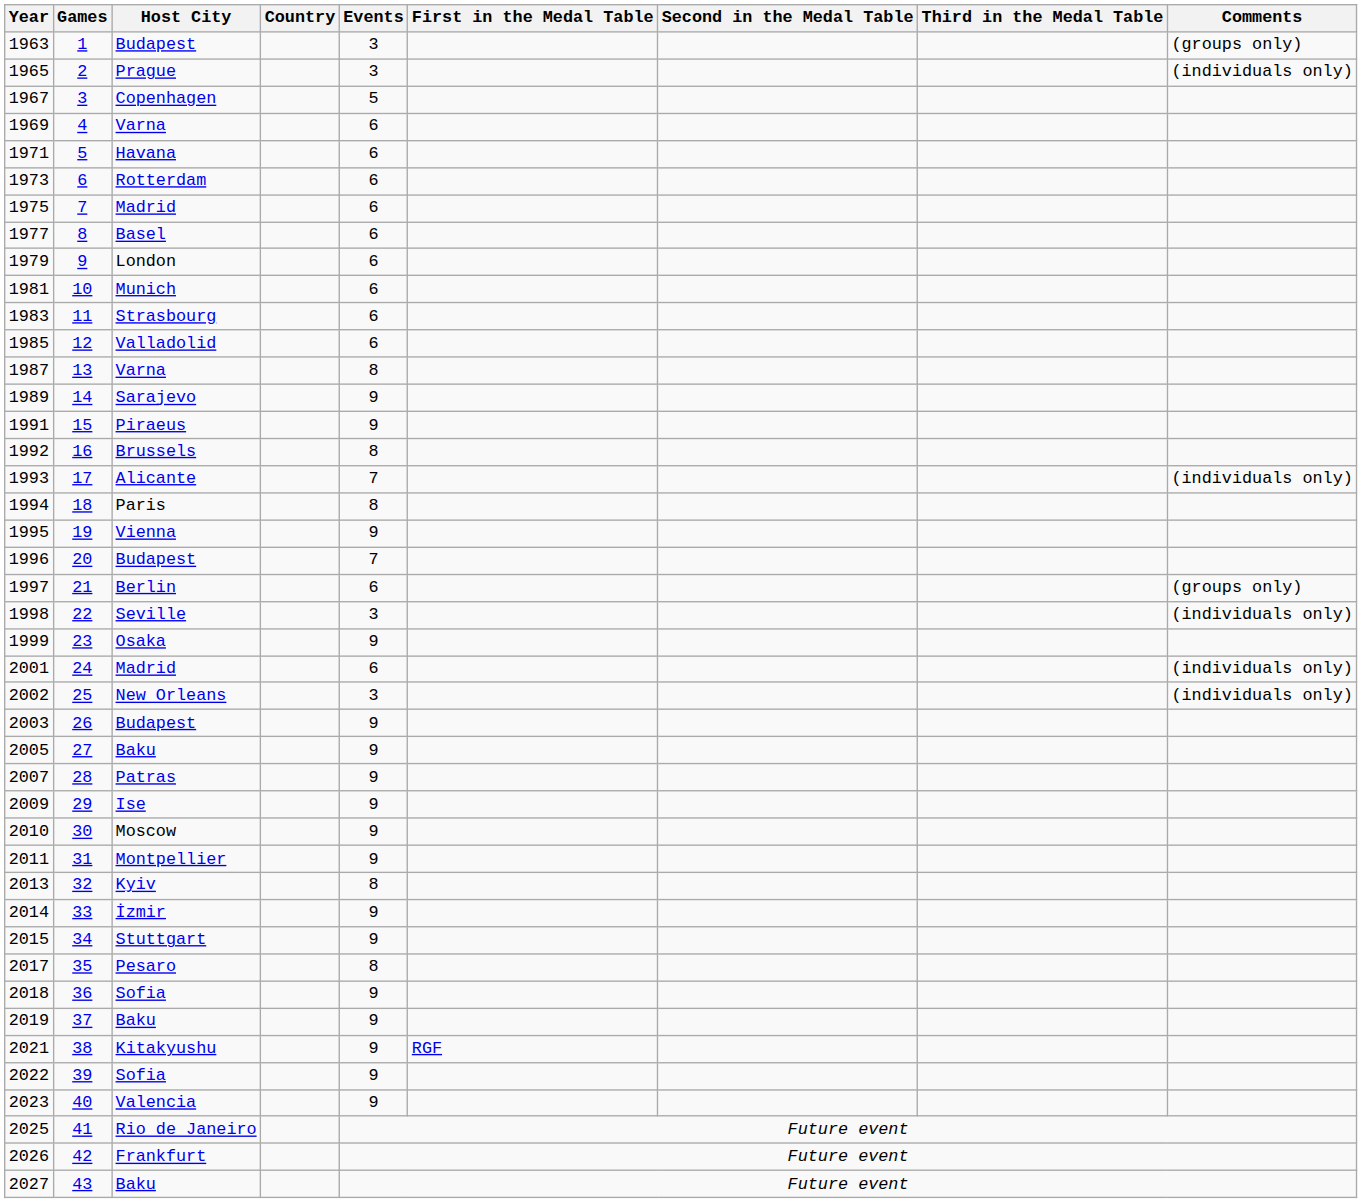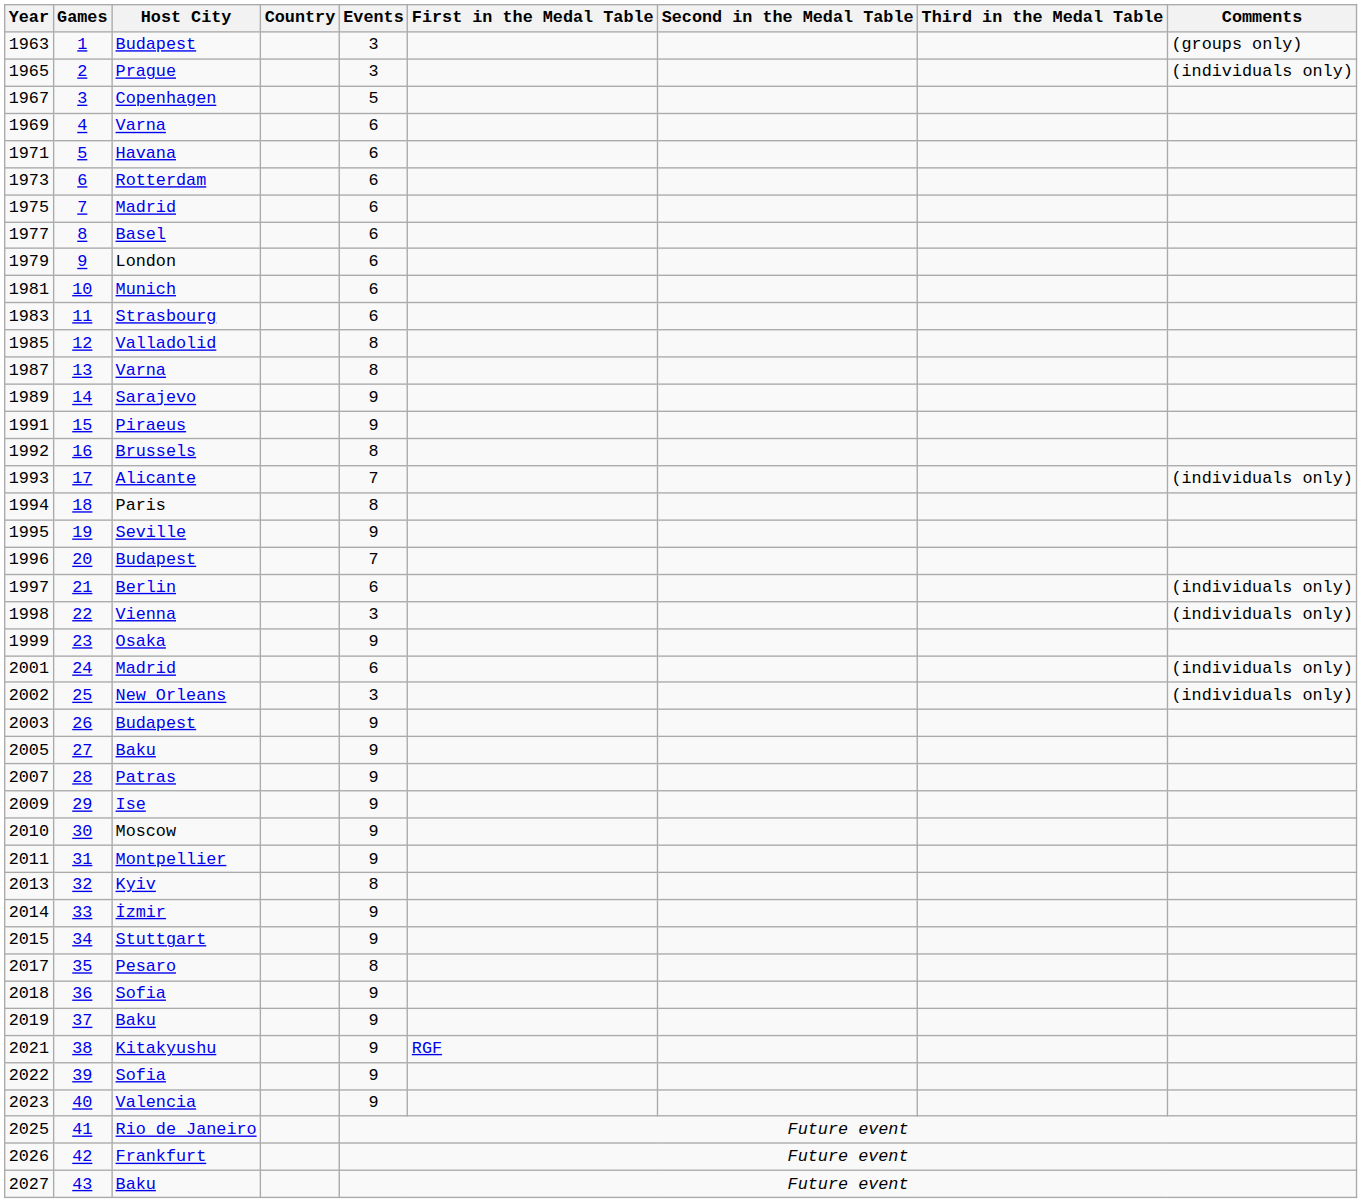(374, 344) 6 -> (374, 344) 8
(146, 534) Vienna -> (151, 534) Seville
(1237, 588) (groups only) -> (1262, 588) (individuals only)
(151, 615) Seville -> (146, 615) Vienna
